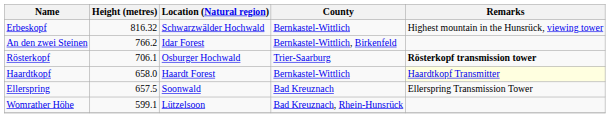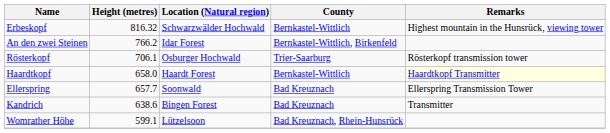(472, 58) bold -> (468, 58) normal
(146, 89) 657.5 -> (146, 89) 657.7
+ row: (25, 105)
